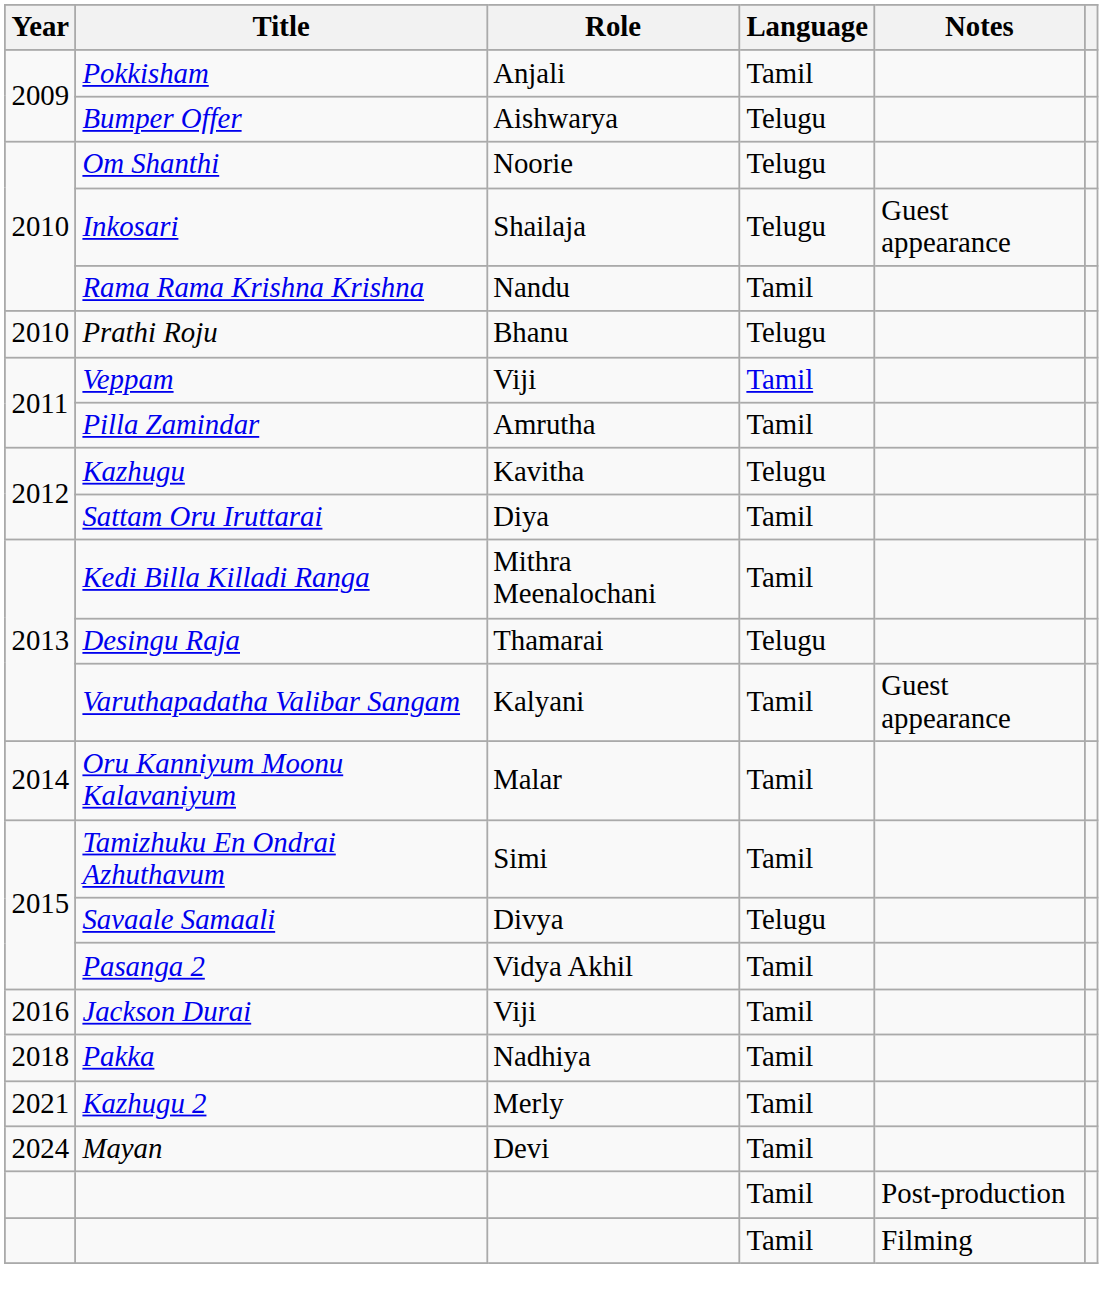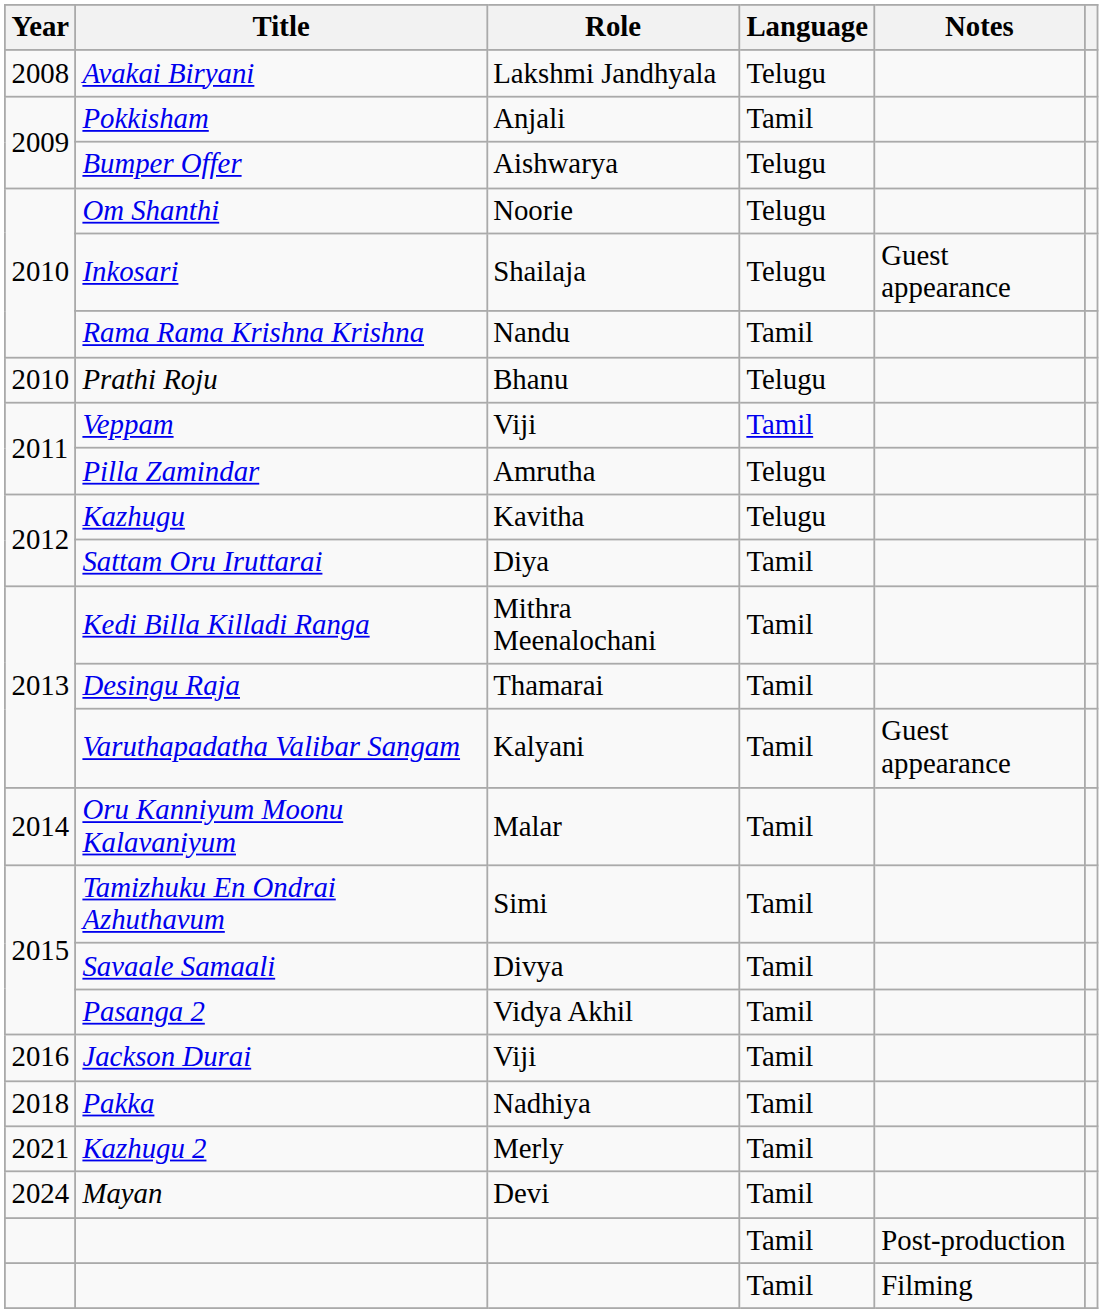+ row: (168, 73)
(780, 425) Tamil -> (786, 470) Telugu
(786, 640) Telugu -> (780, 685) Tamil
(786, 920) Telugu -> (780, 965) Tamil
